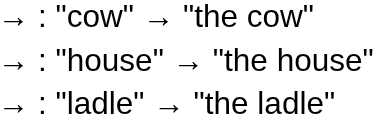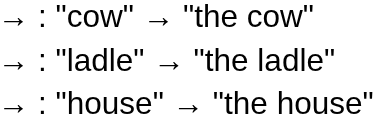rows swapped: (186, 60) <-> (166, 103)
